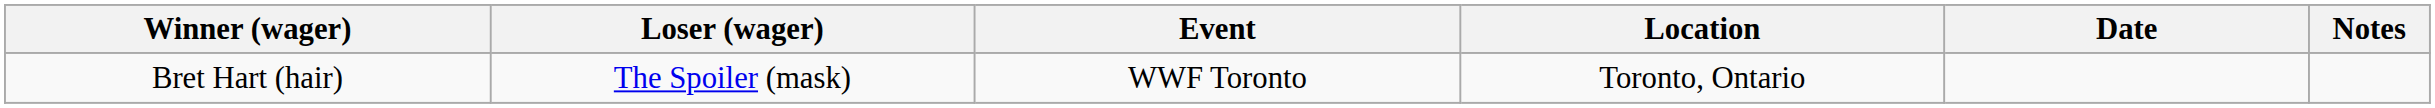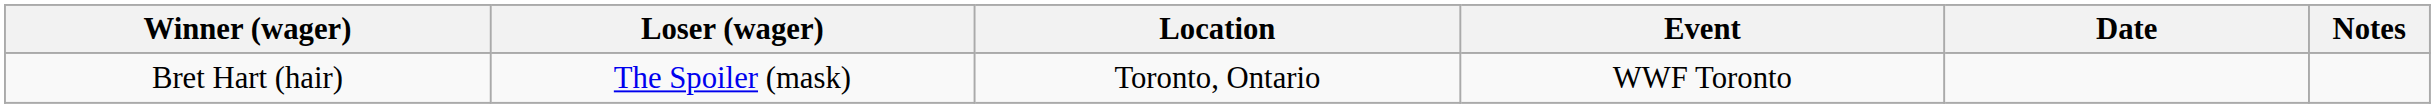columns swapped: (1702, 28) <-> (1217, 28)
